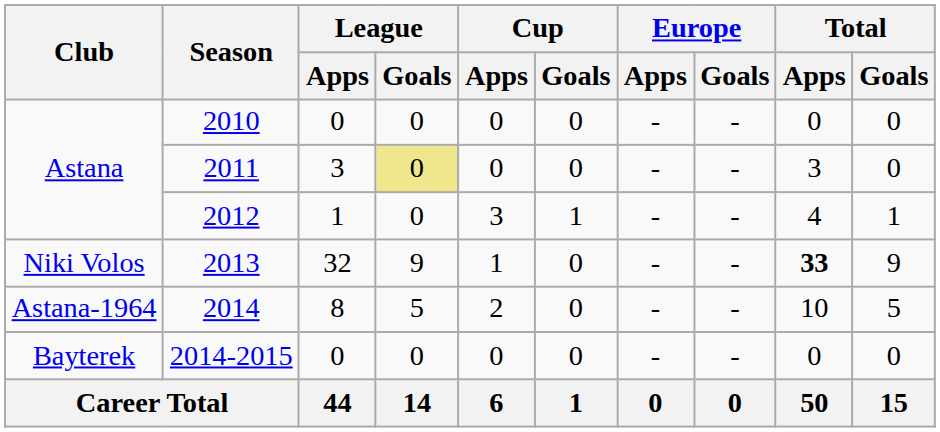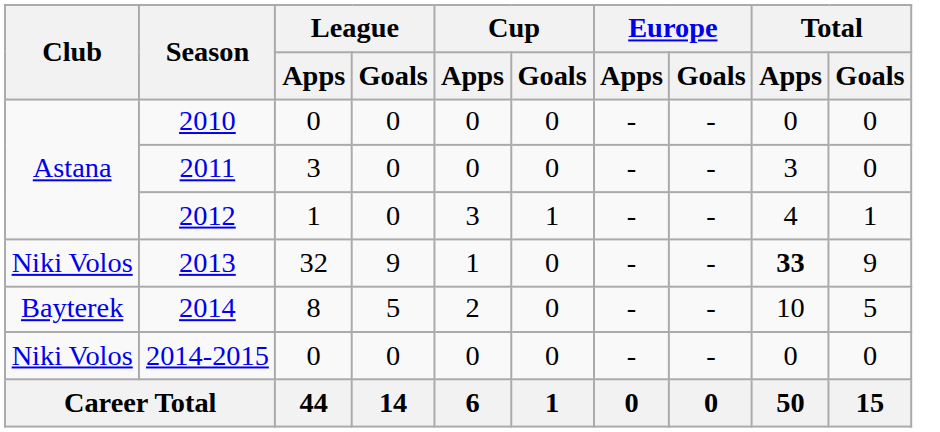(417, 168) khaki background -> (393, 168) no background
(84, 309) Astana-1964 -> (72, 309) Bayterek
(84, 355) Bayterek -> (72, 355) Niki Volos
